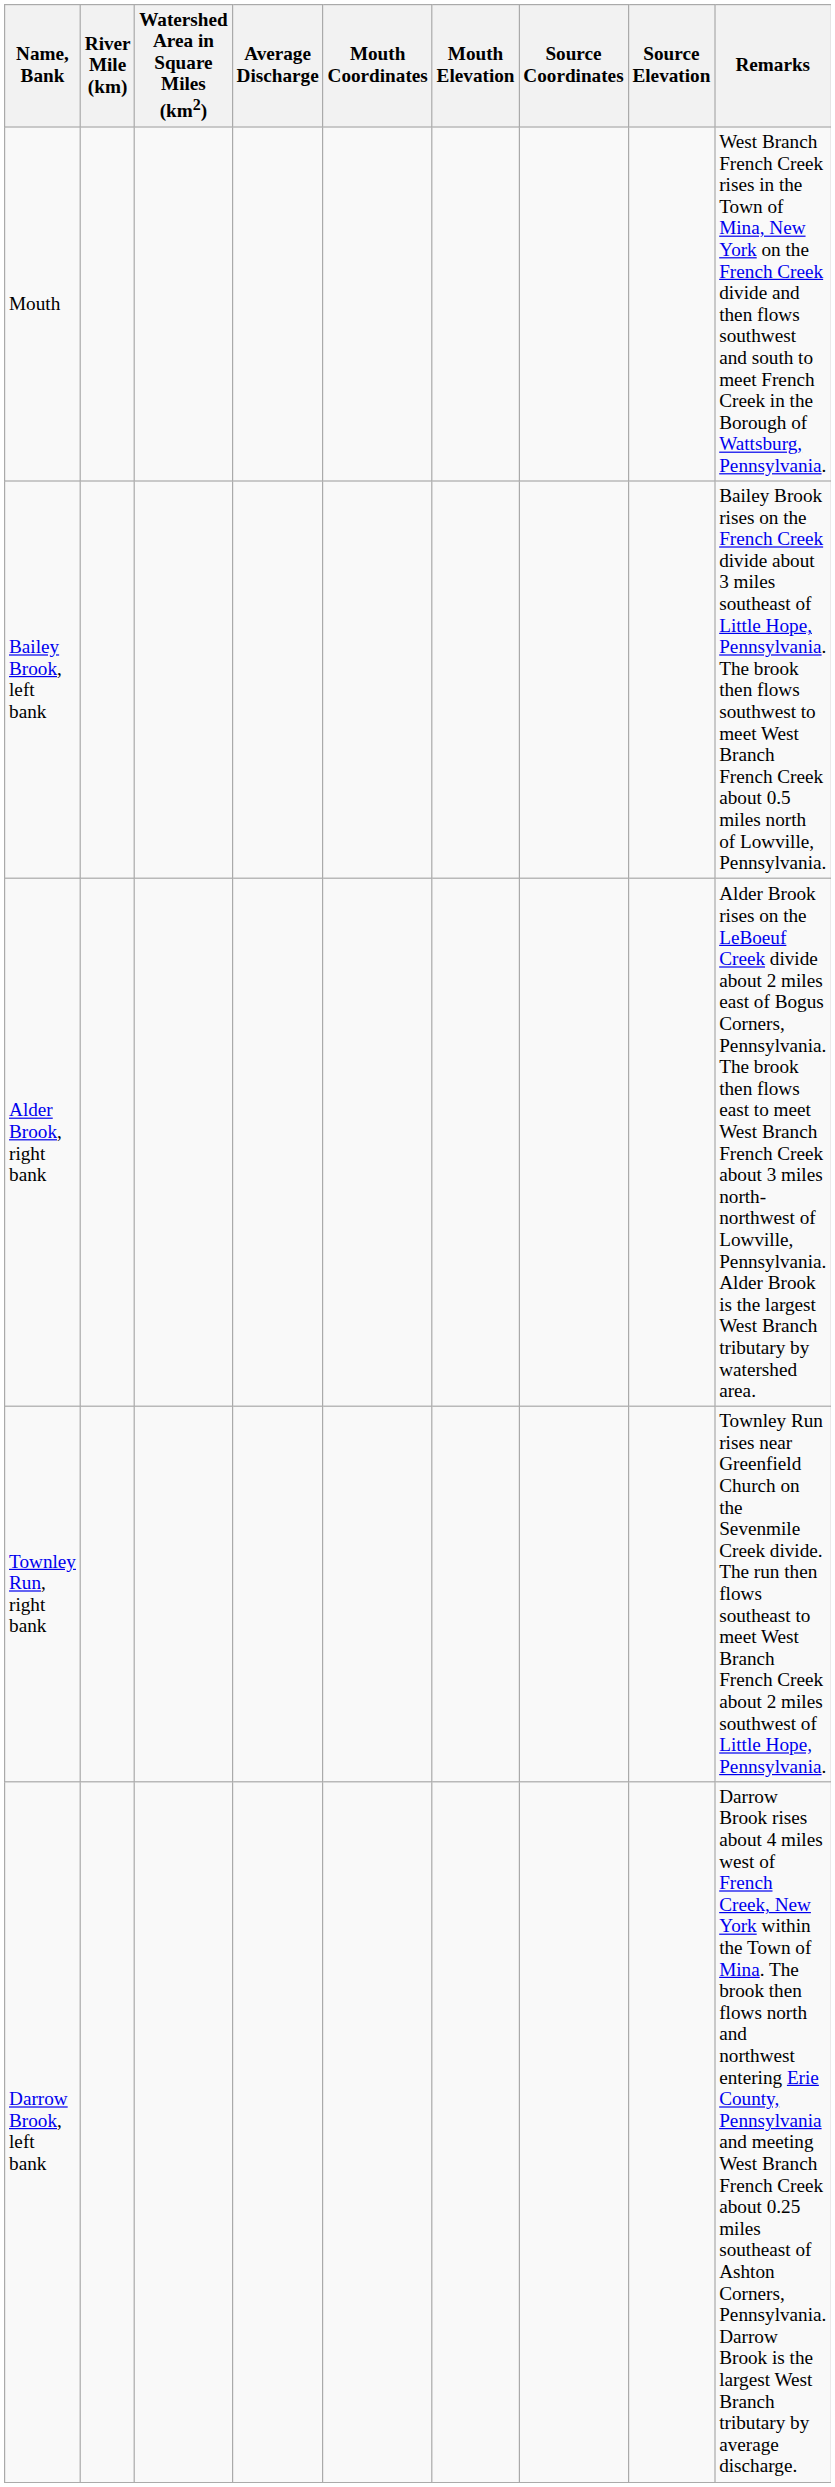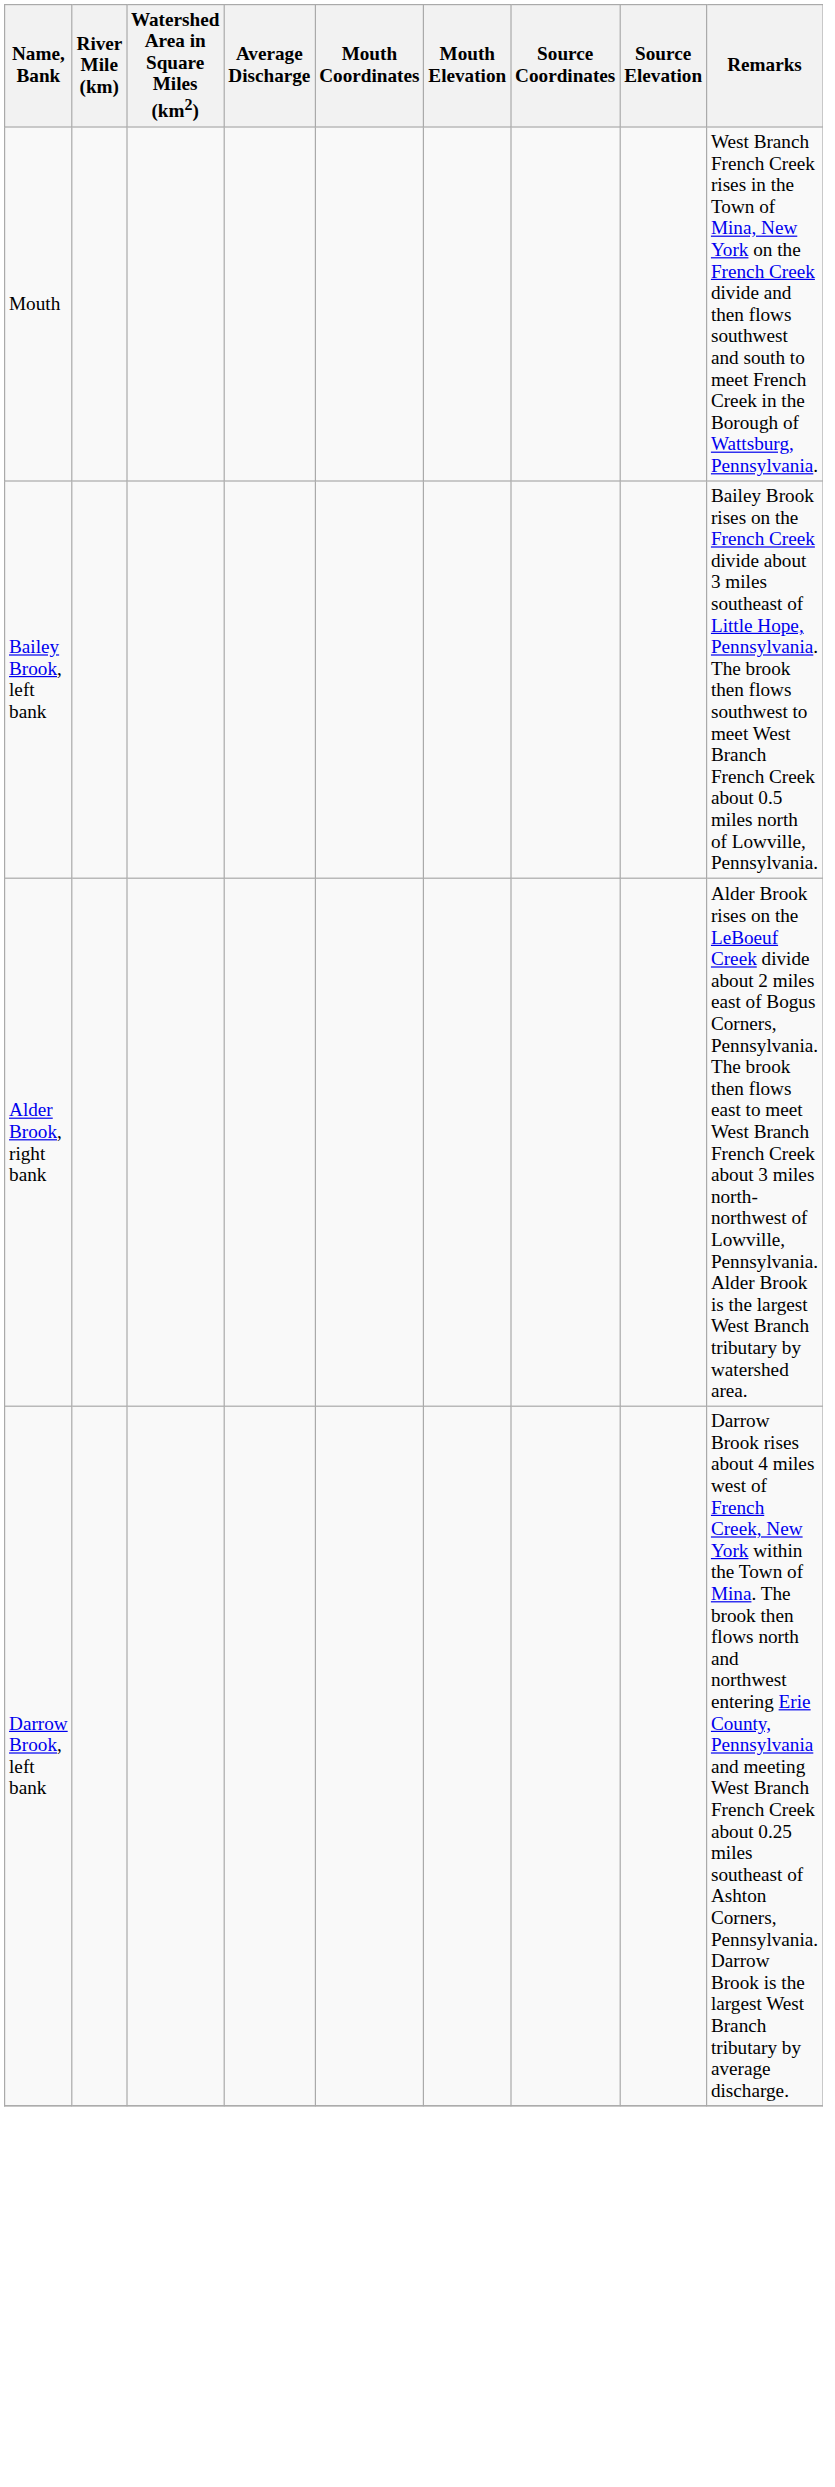- row: (42, 1593)
